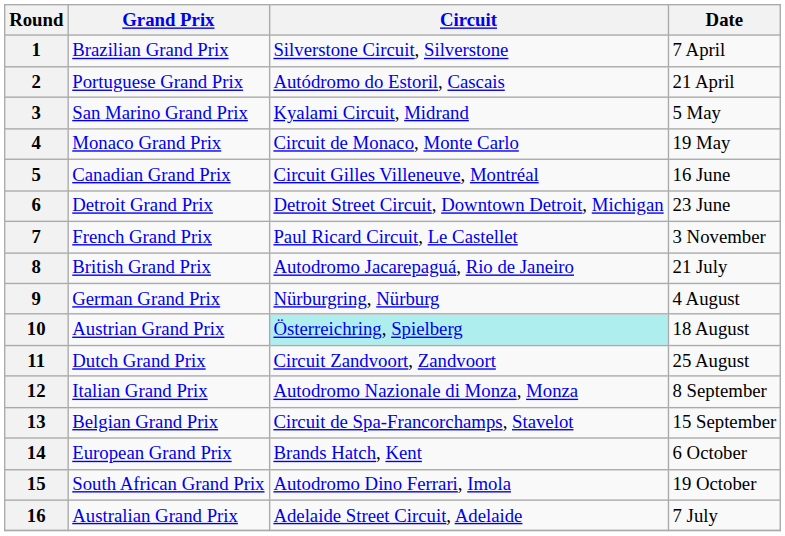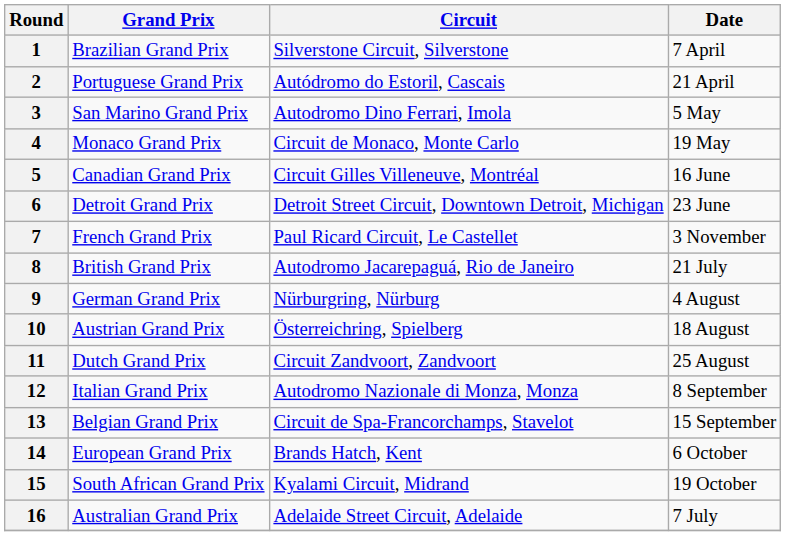(371, 112) Kyalami Circuit, Midrand -> (392, 112) Autodromo Dino Ferrari, Imola
(368, 329) paleturquoise background -> (368, 329) no background
(392, 484) Autodromo Dino Ferrari, Imola -> (371, 484) Kyalami Circuit, Midrand
